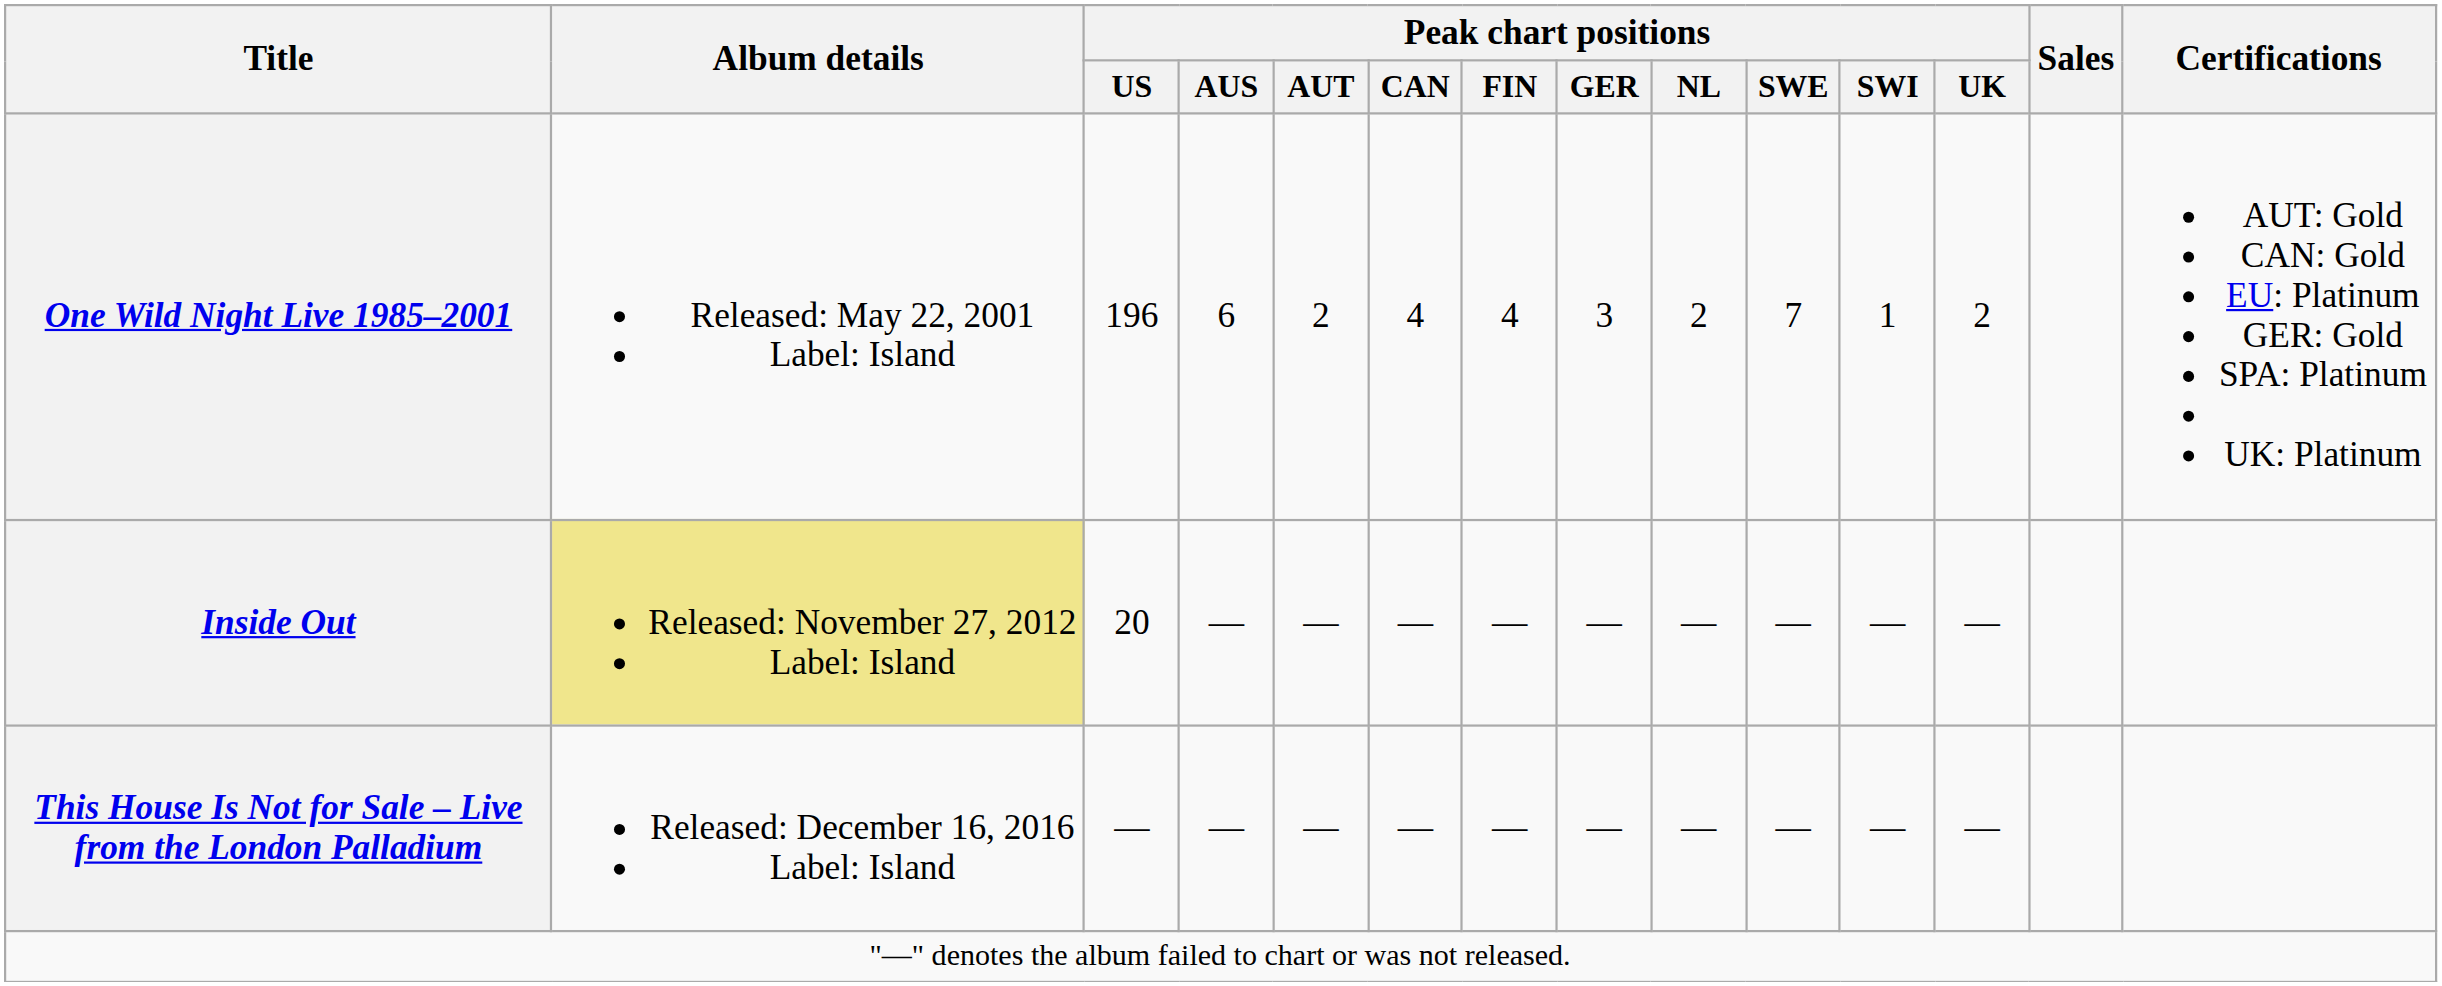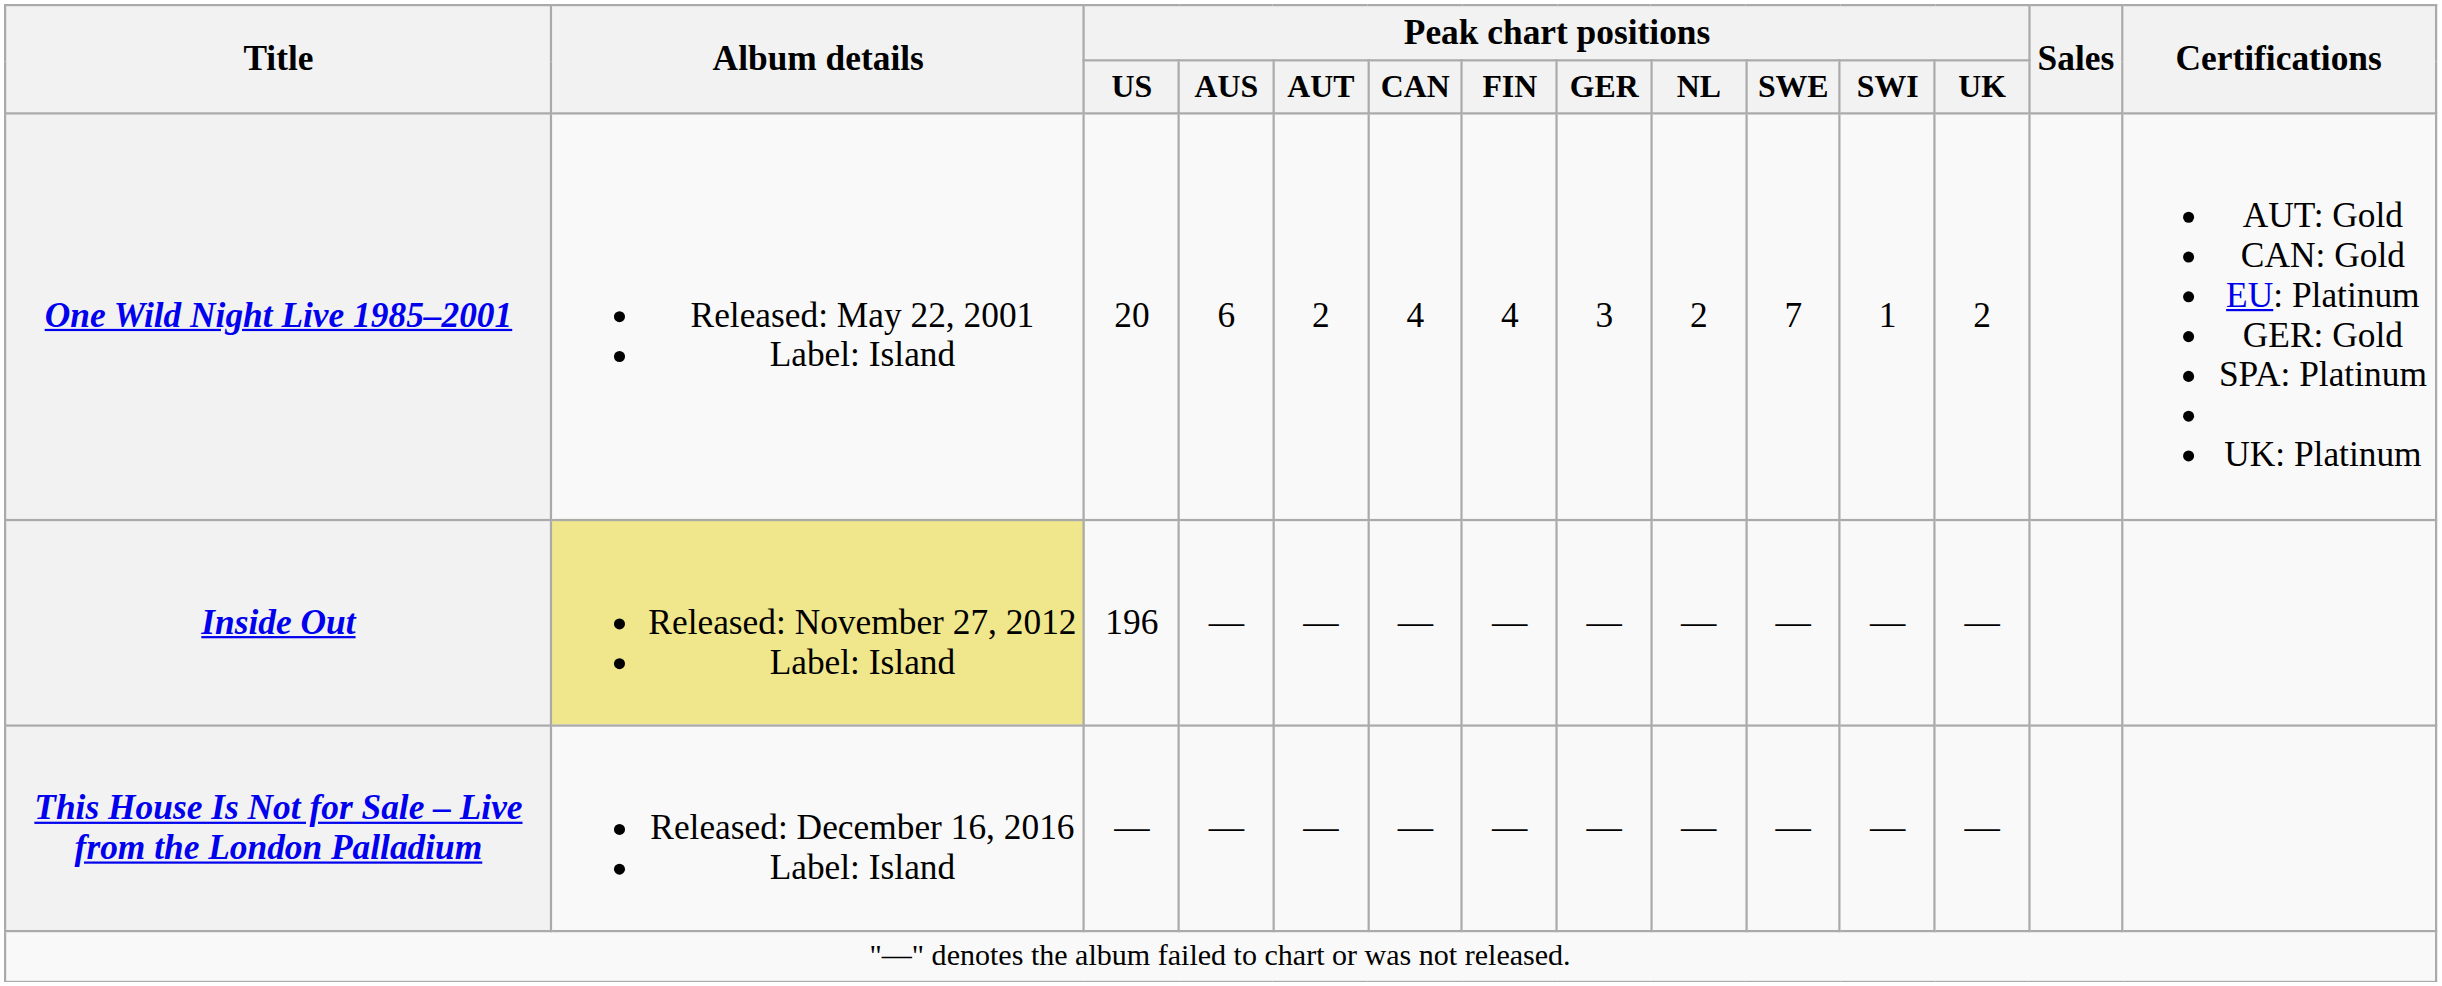(1132, 315) 196 -> (1132, 315) 20
(1132, 621) 20 -> (1132, 621) 196
